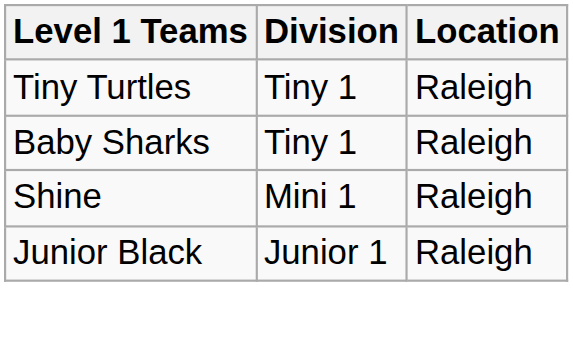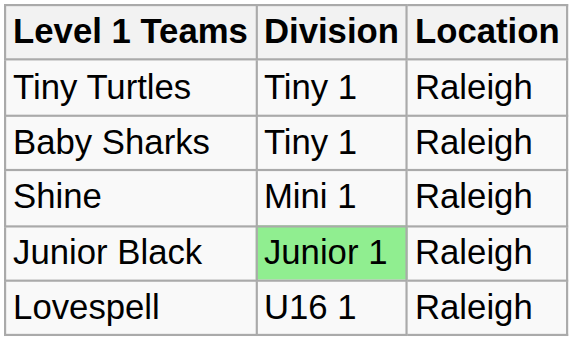(326, 252) no background -> (326, 252) lightgreen background
+ row: (86, 307)
